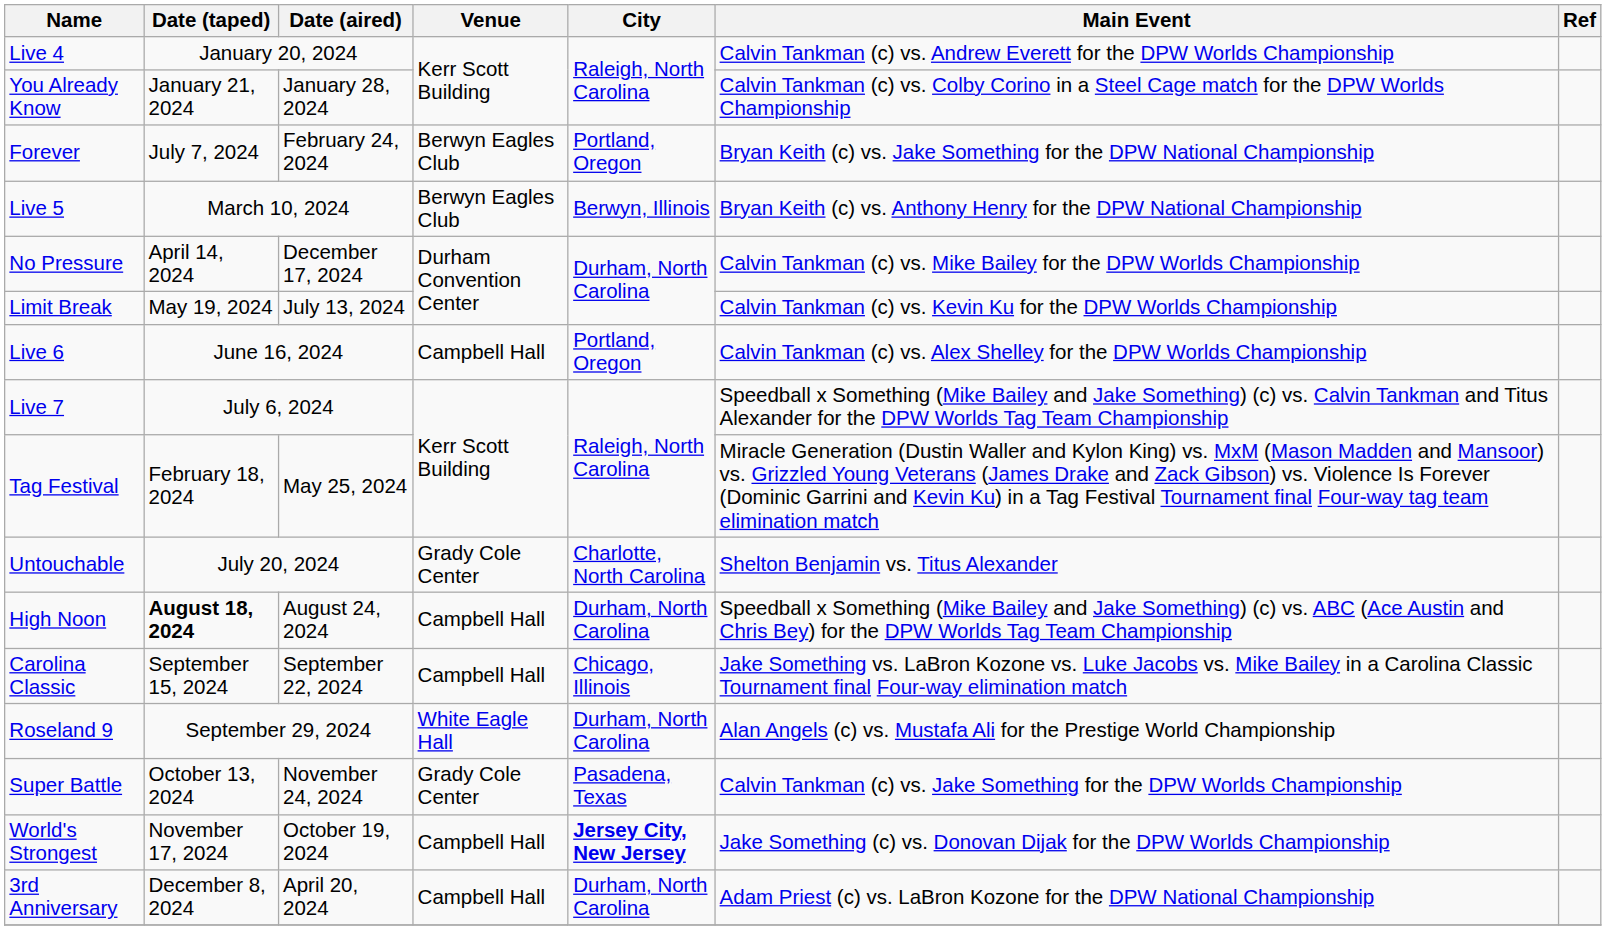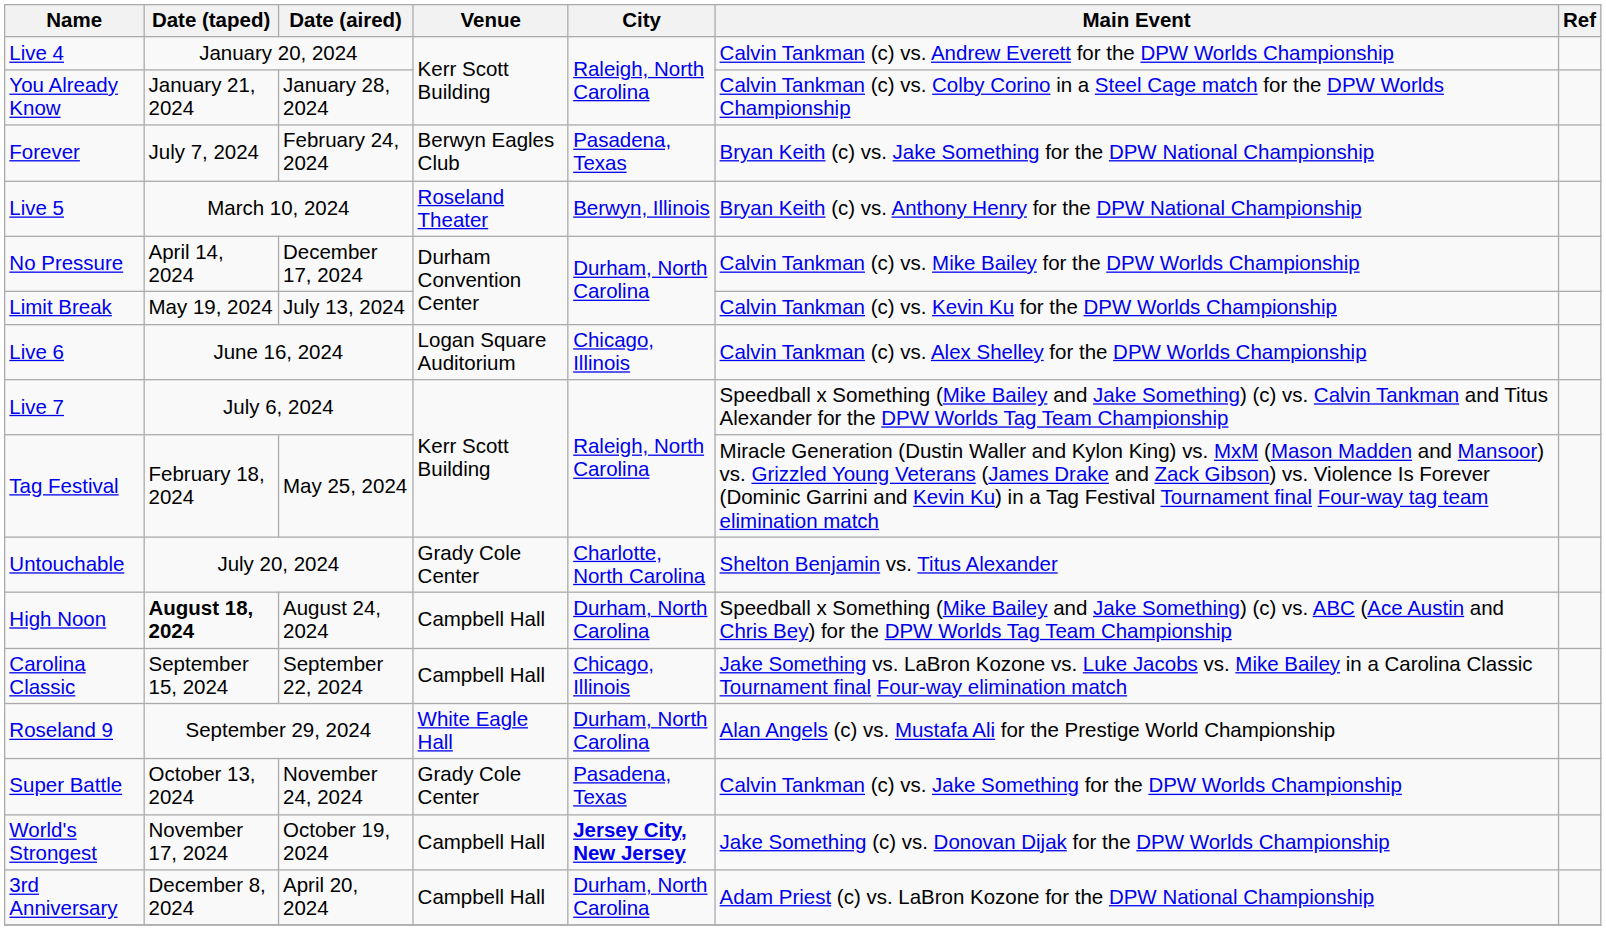(614, 152) Portland, Oregon -> (622, 152) Pasadena, Texas
(486, 208) Berwyn Eagles Club -> (461, 208) Roseland Theater
(481, 351) Campbell Hall -> (482, 351) Logan Square Auditorium
(614, 351) Portland, Oregon -> (614, 351) Chicago, Illinois
